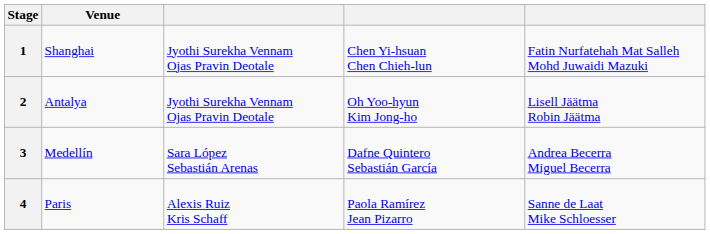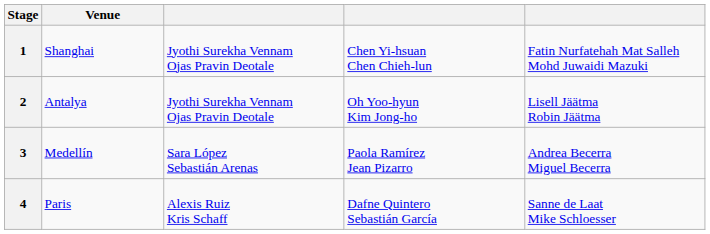(392, 160) Dafne Quintero Sebastián García -> (386, 160) Paola Ramírez Jean Pizarro
(386, 211) Paola Ramírez Jean Pizarro -> (392, 211) Dafne Quintero Sebastián García
